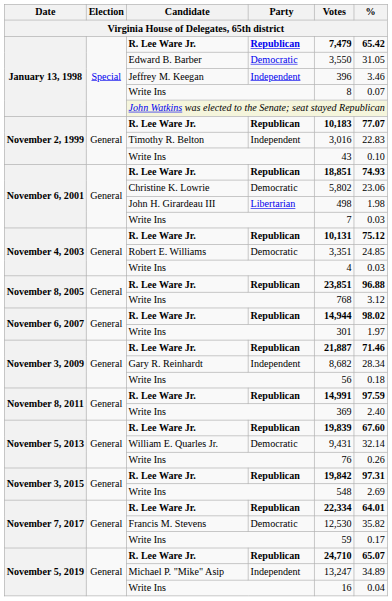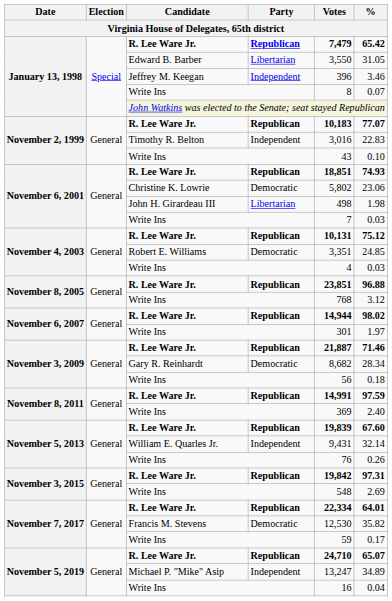(274, 60) Democratic -> (273, 60) Libertarian
(275, 364) Independent -> (274, 364) Democratic
(274, 444) Democratic -> (275, 444) Independent
